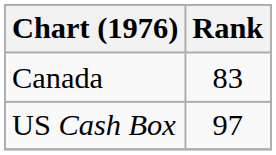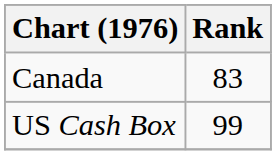(228, 125) 97 -> (228, 125) 99
